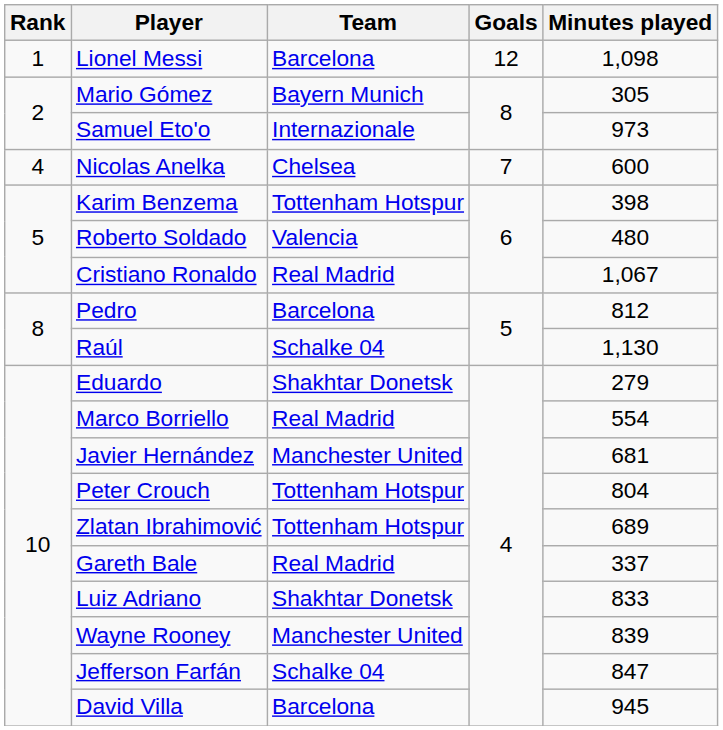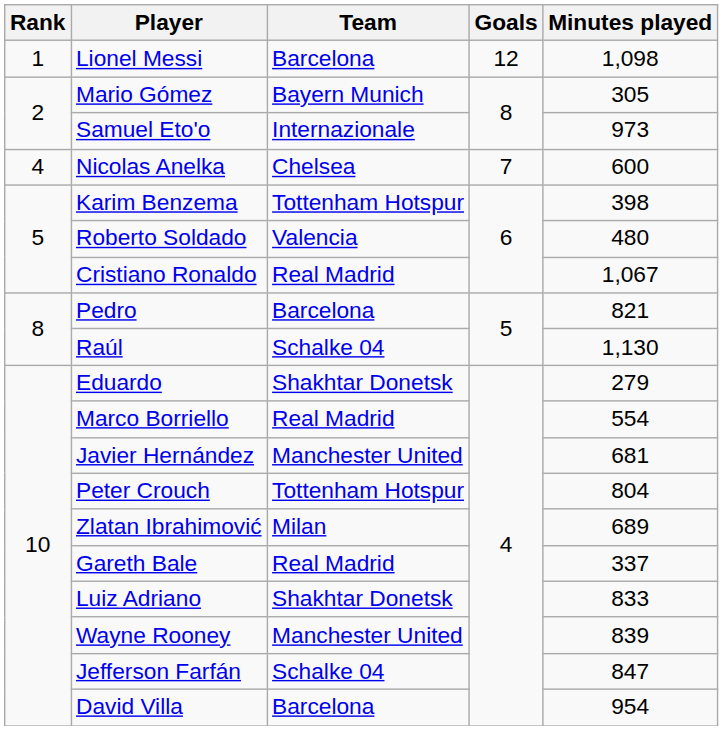(630, 310) 812 -> (630, 310) 821
(368, 526) Tottenham Hotspur -> (299, 526) Milan
(630, 707) 945 -> (630, 707) 954
